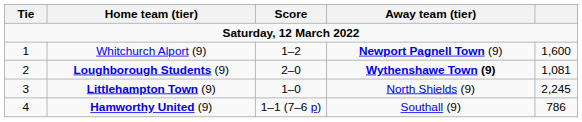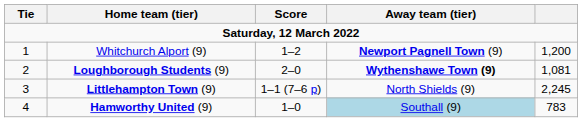(556, 51) 1,600 -> (556, 51) 1,200
(291, 89) 1–0 -> (291, 89) 1–1 (7–6 p)
(291, 107) 1–1 (7–6 p) -> (291, 107) 1–0
(431, 107) no background -> (431, 107) lightblue background
(556, 107) 786 -> (556, 107) 783
